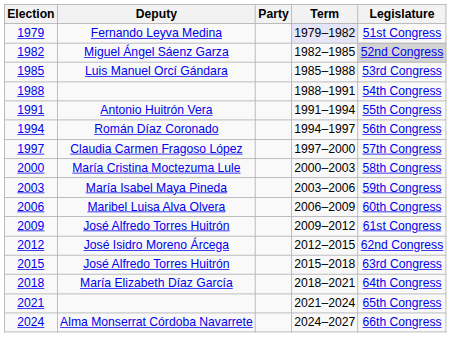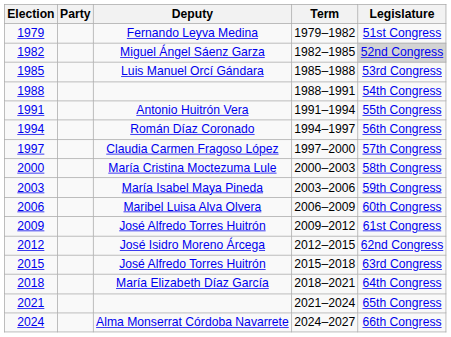columns swapped: (156, 14) <-> (274, 14)
(325, 33) lavender background -> (325, 33) no background
